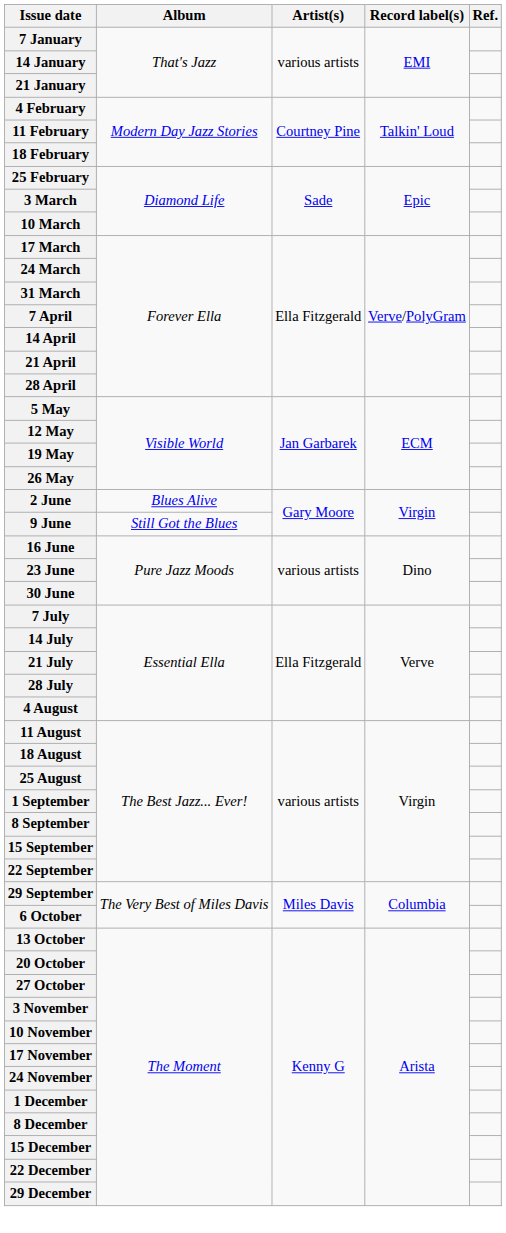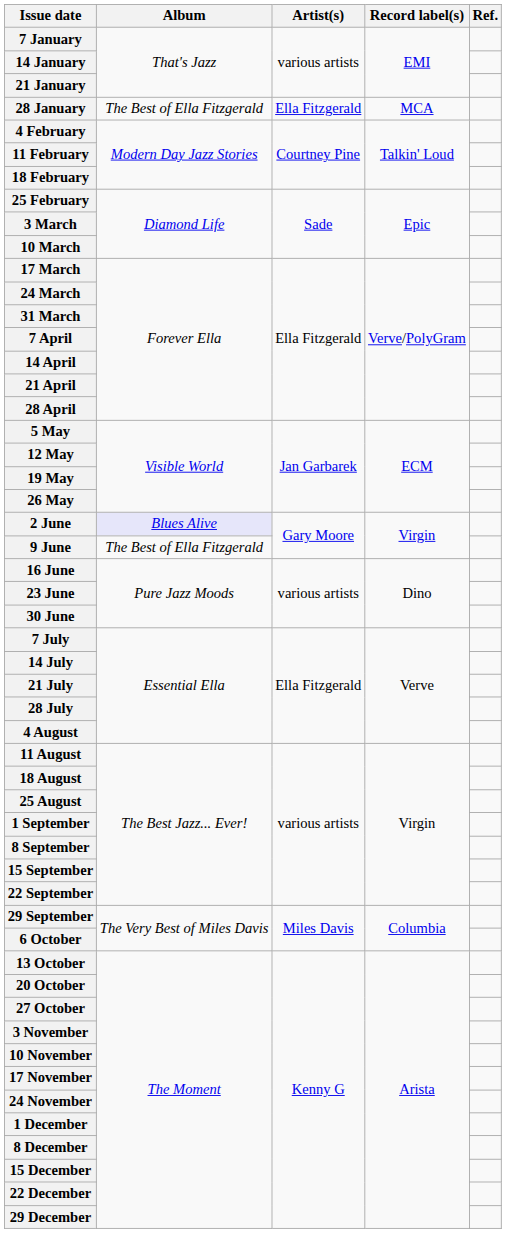+ row: (50, 108)
(184, 500) no background -> (184, 524) lavender background
(184, 524) Still Got the Blues -> (184, 547) The Best of Ella Fitzgerald
